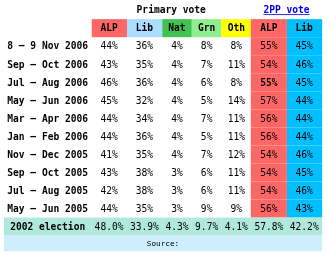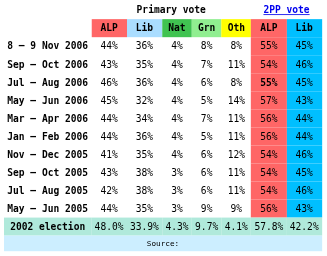(304, 100) 44% -> (304, 100) 43%
(207, 154) 7% -> (207, 154) 6%
